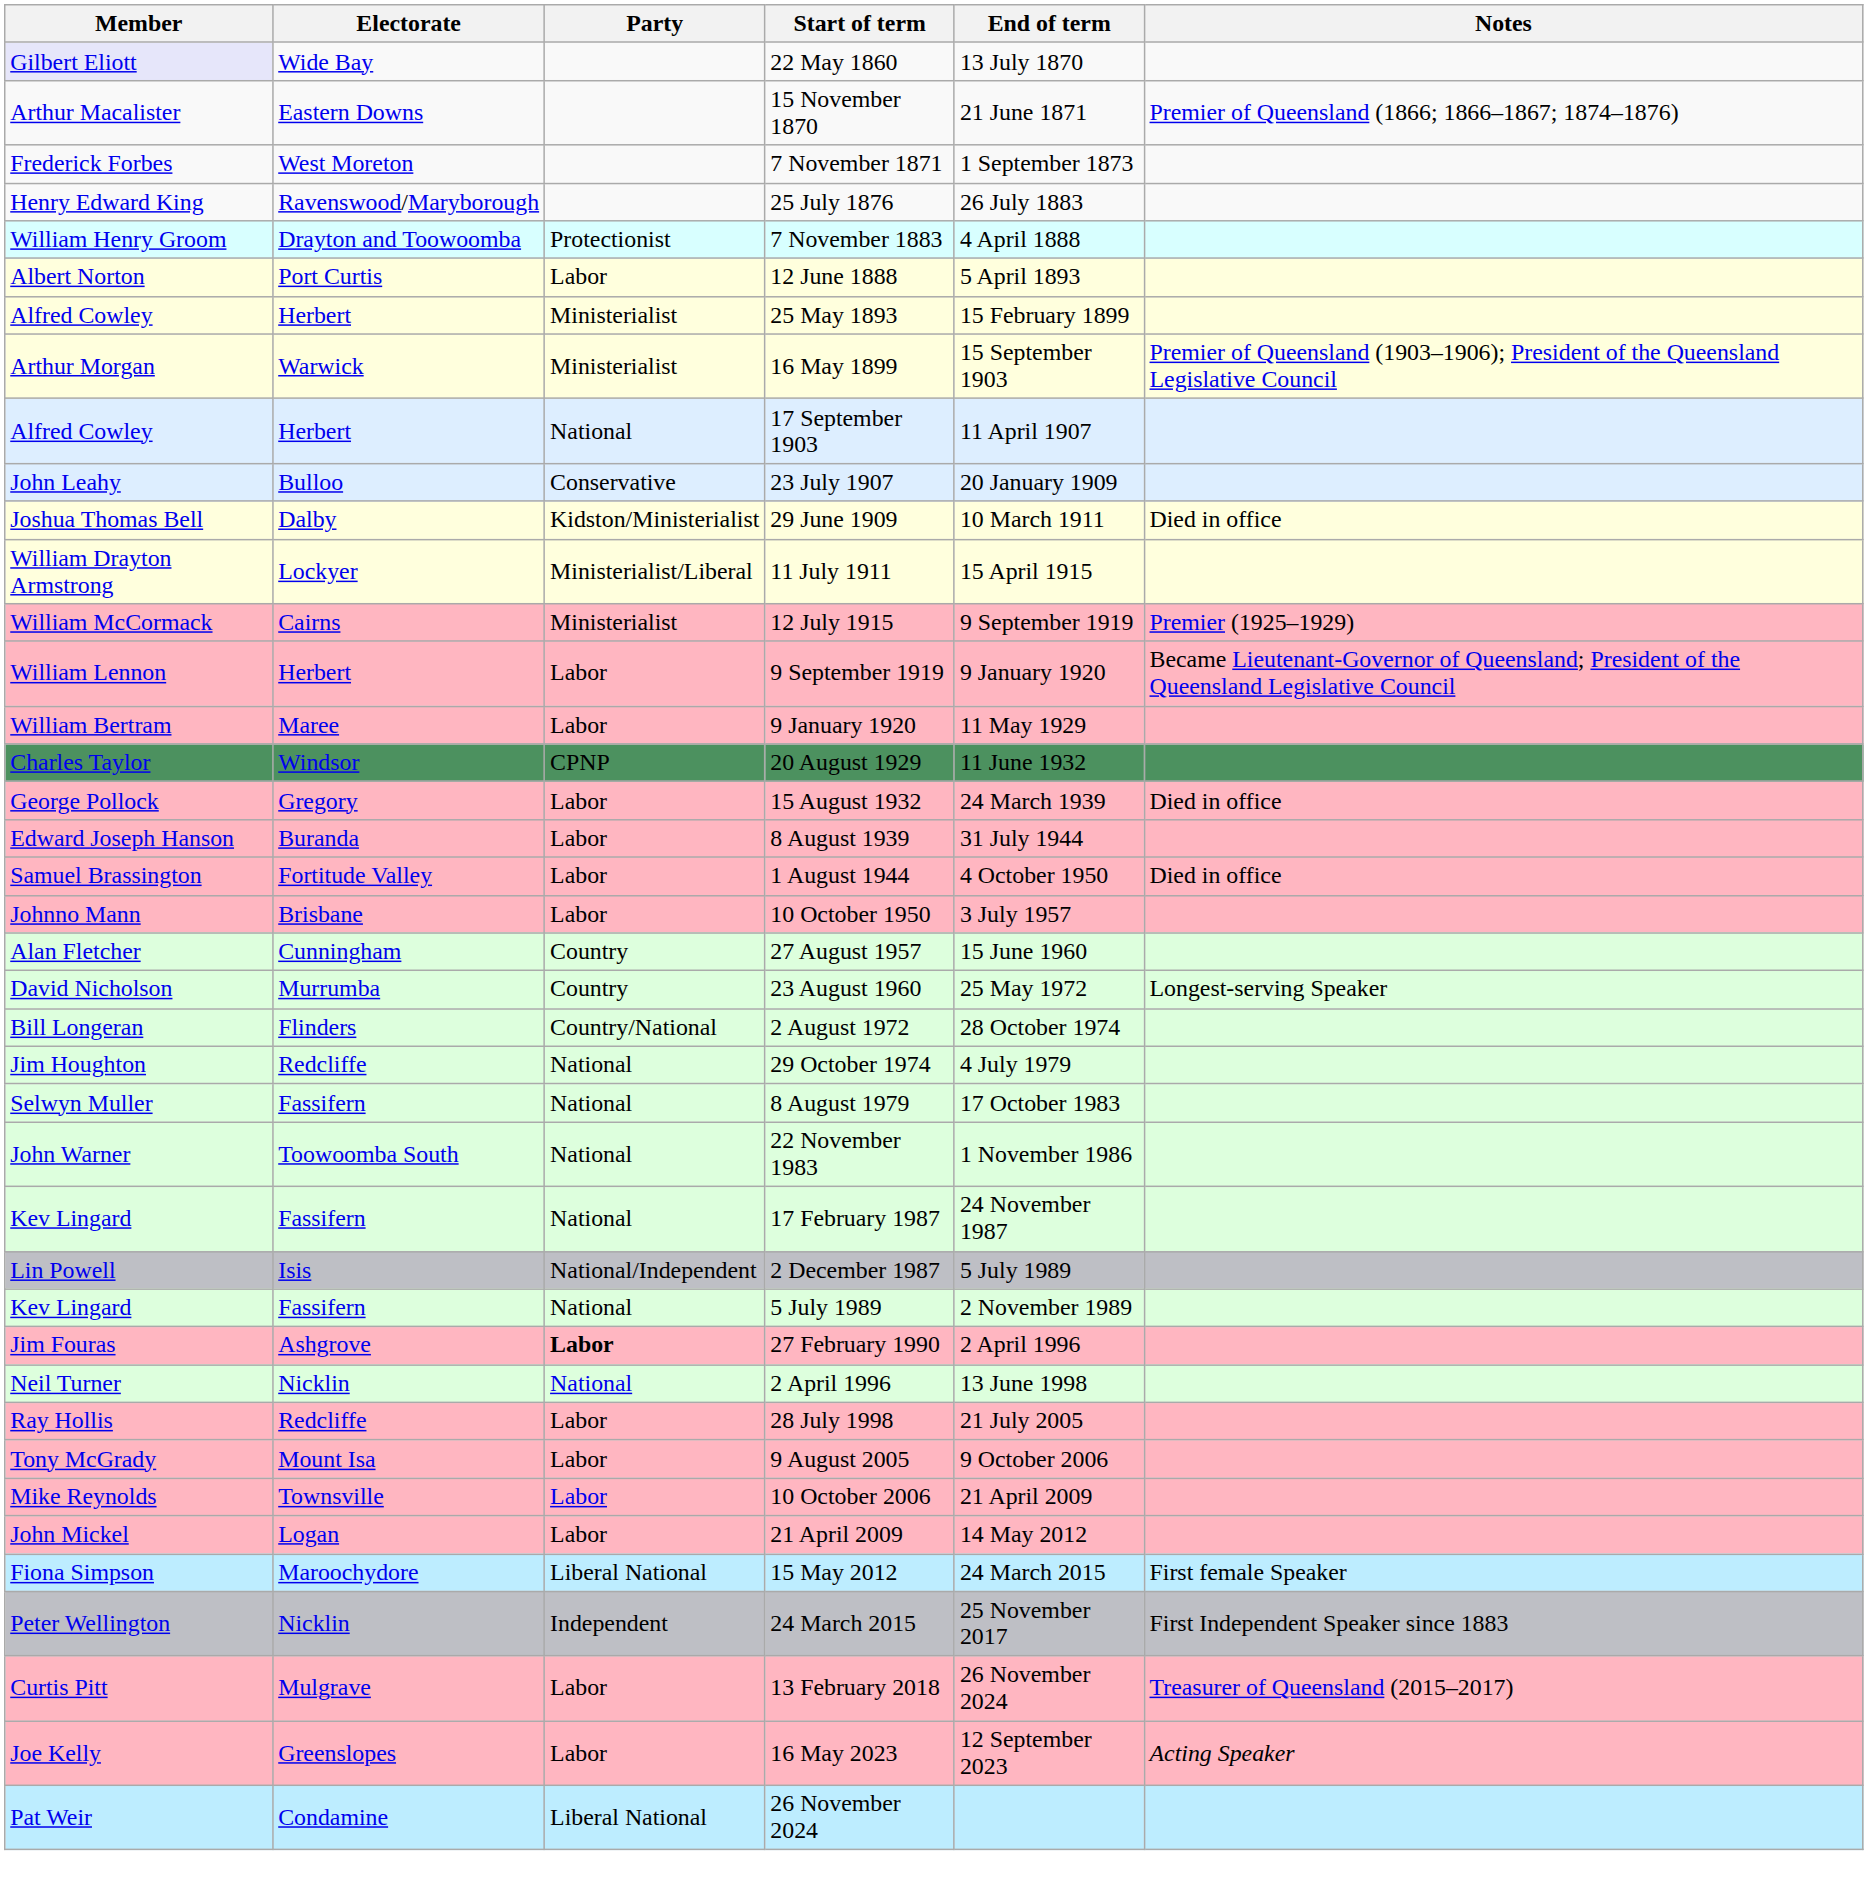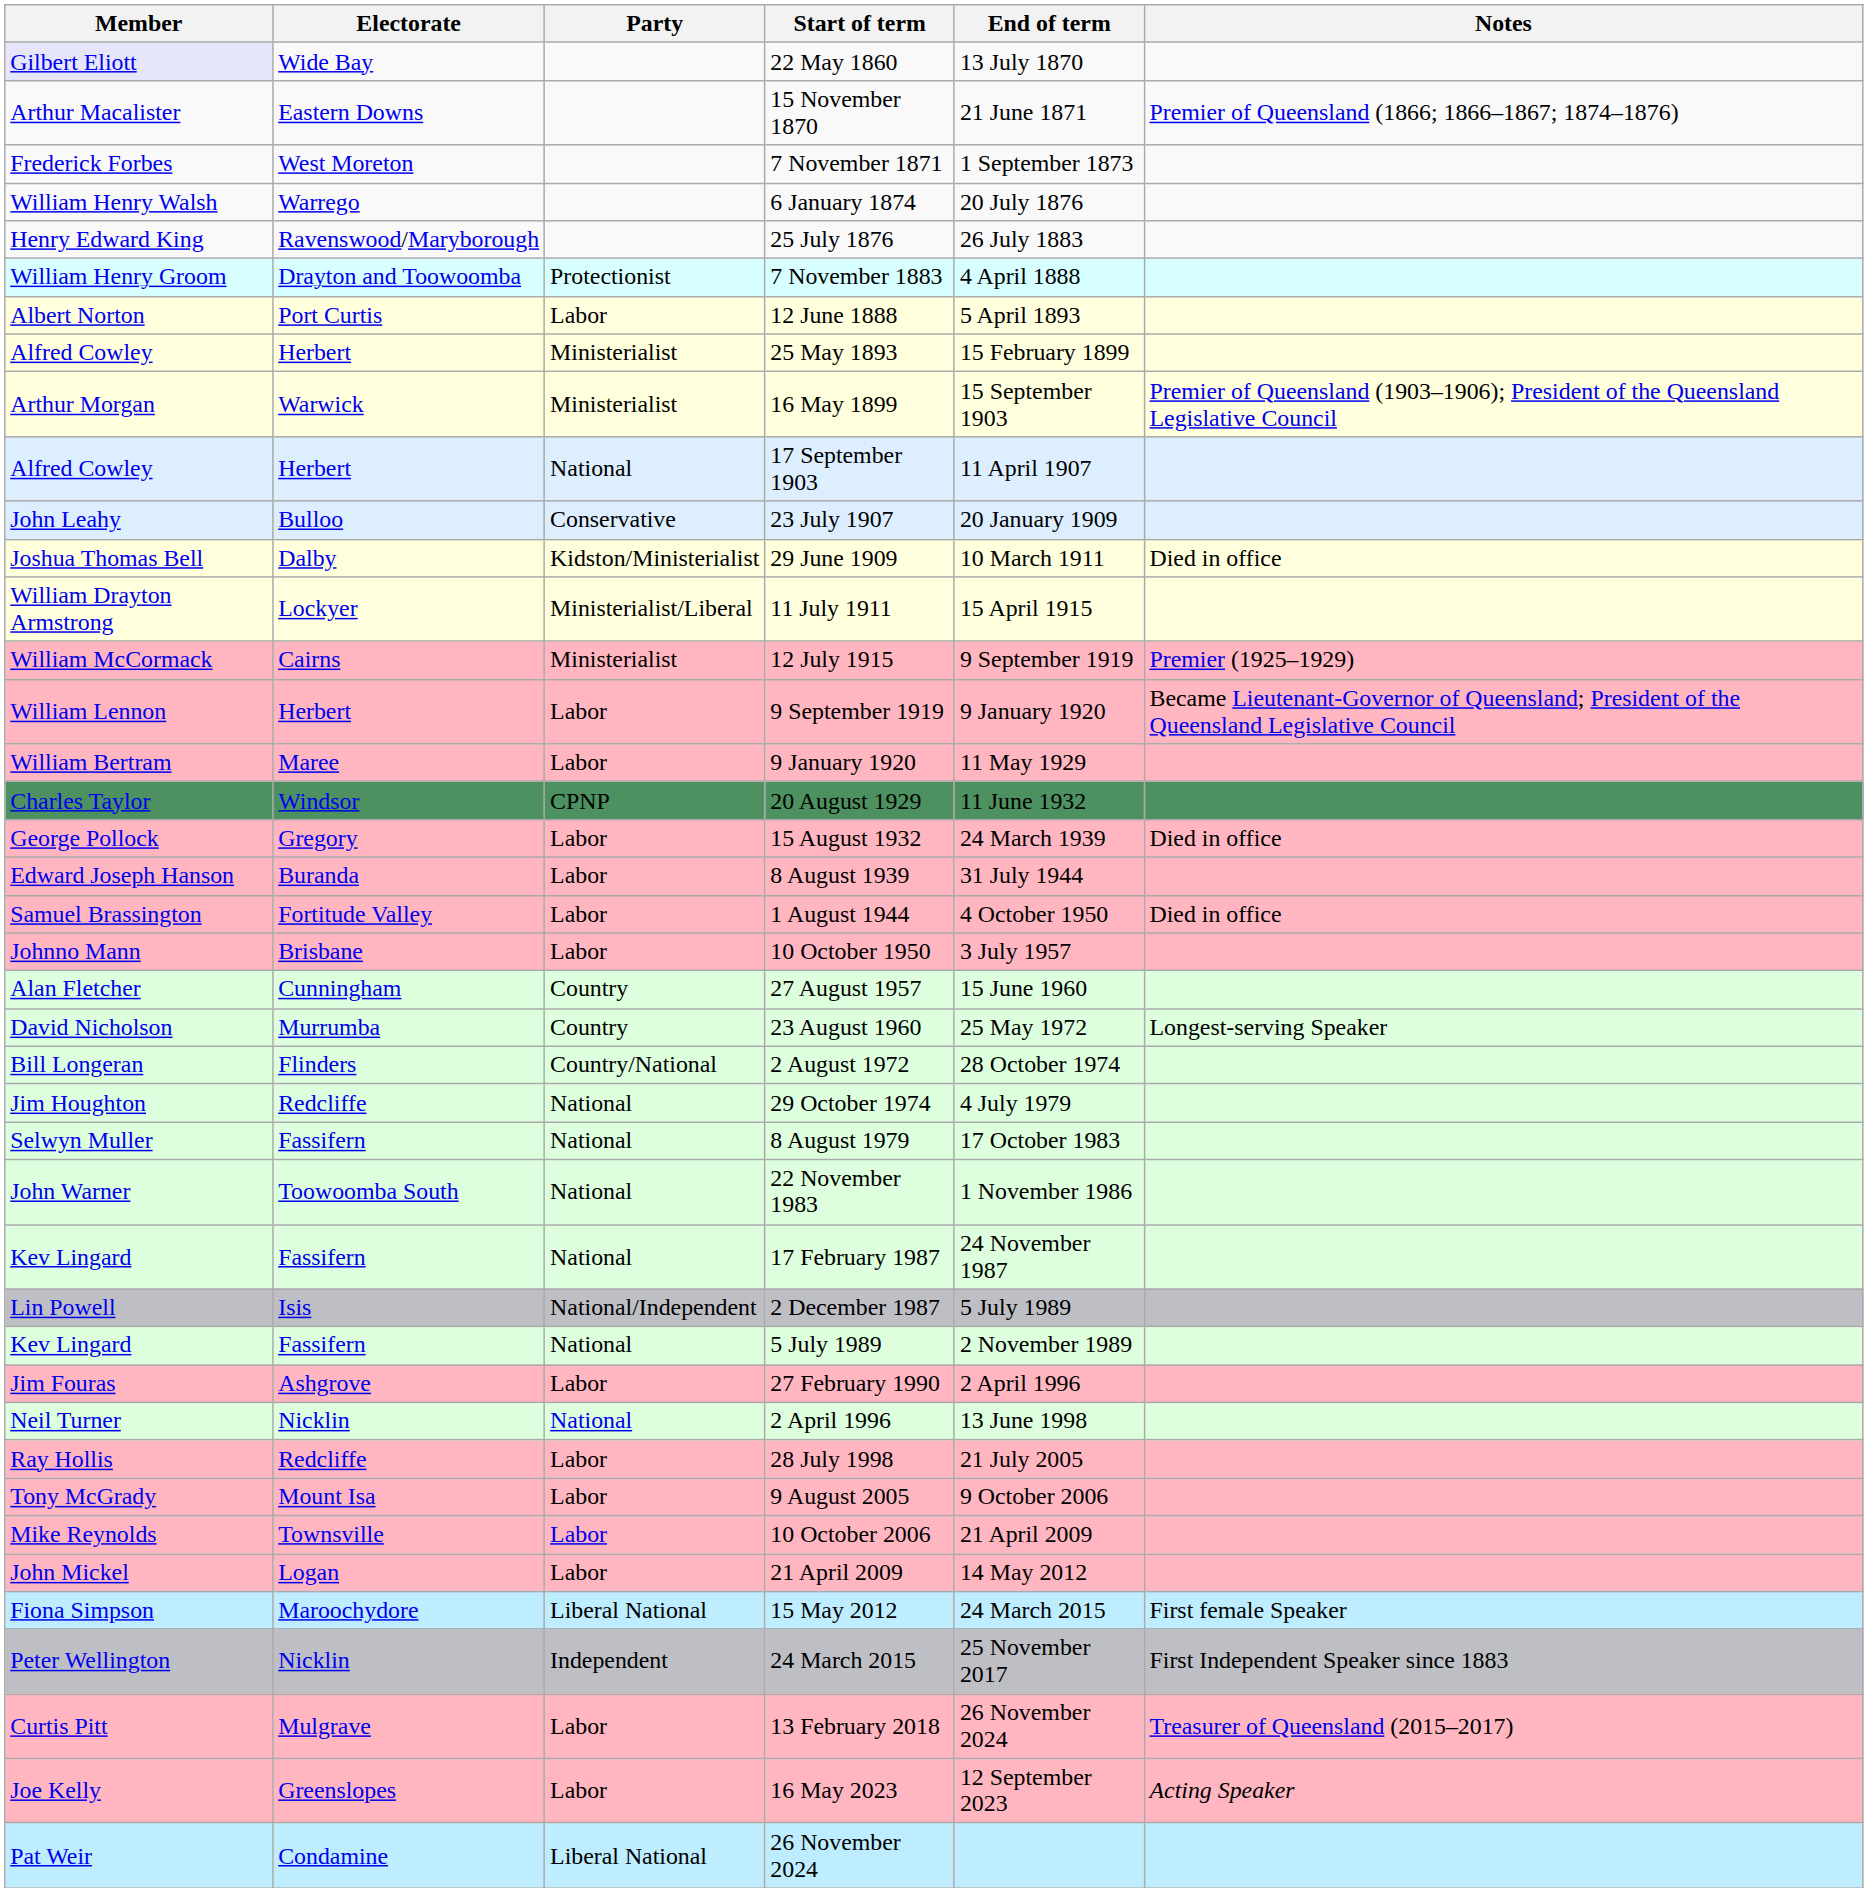+ row: (843, 201)
(582, 1345) bold -> (579, 1383) normal
